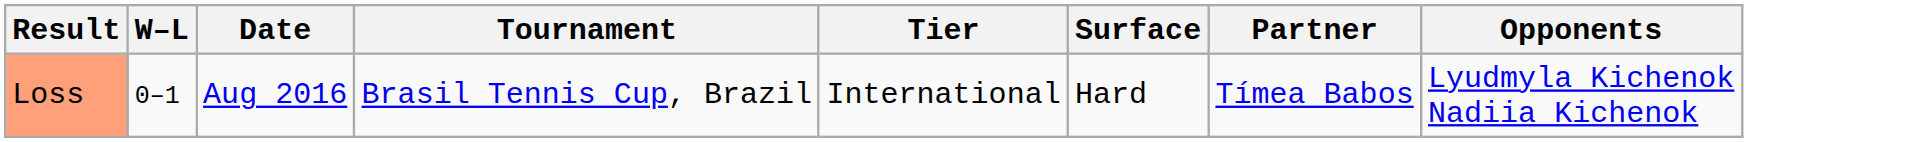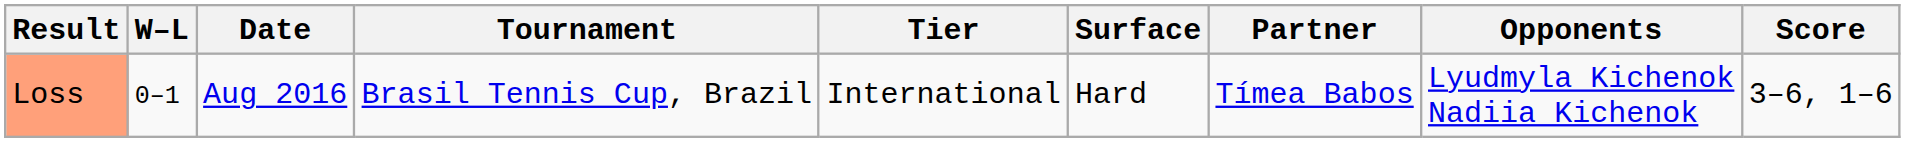+ column: (1821, 30)
